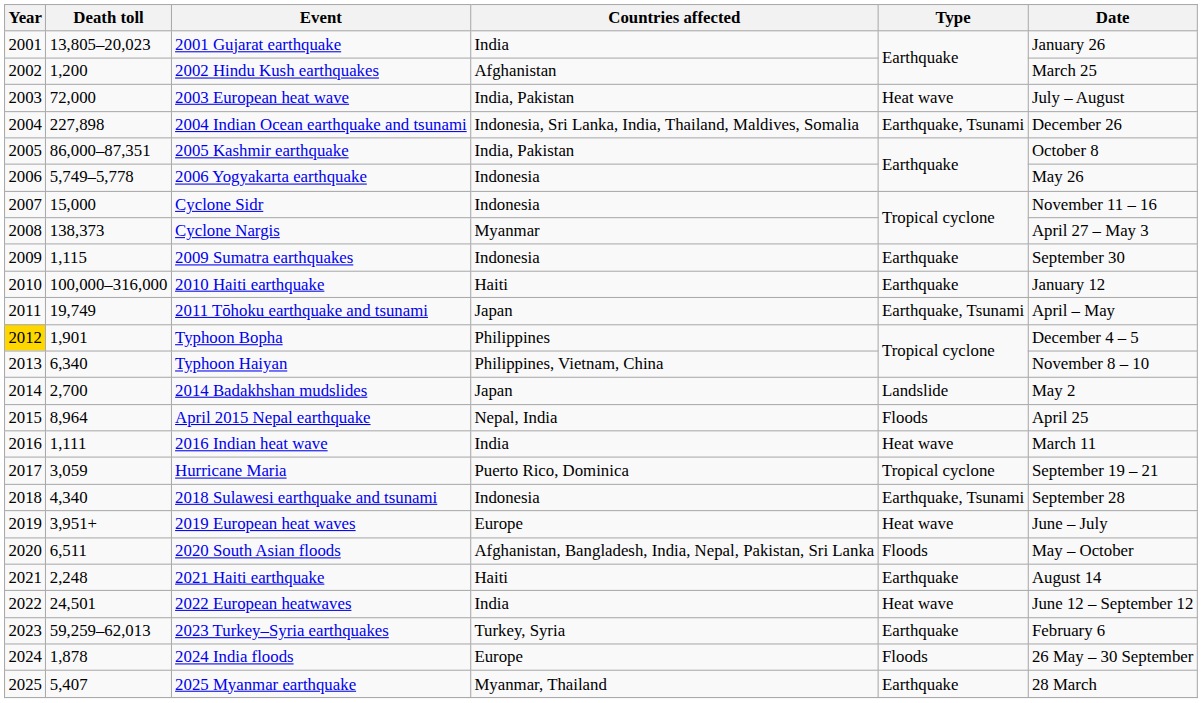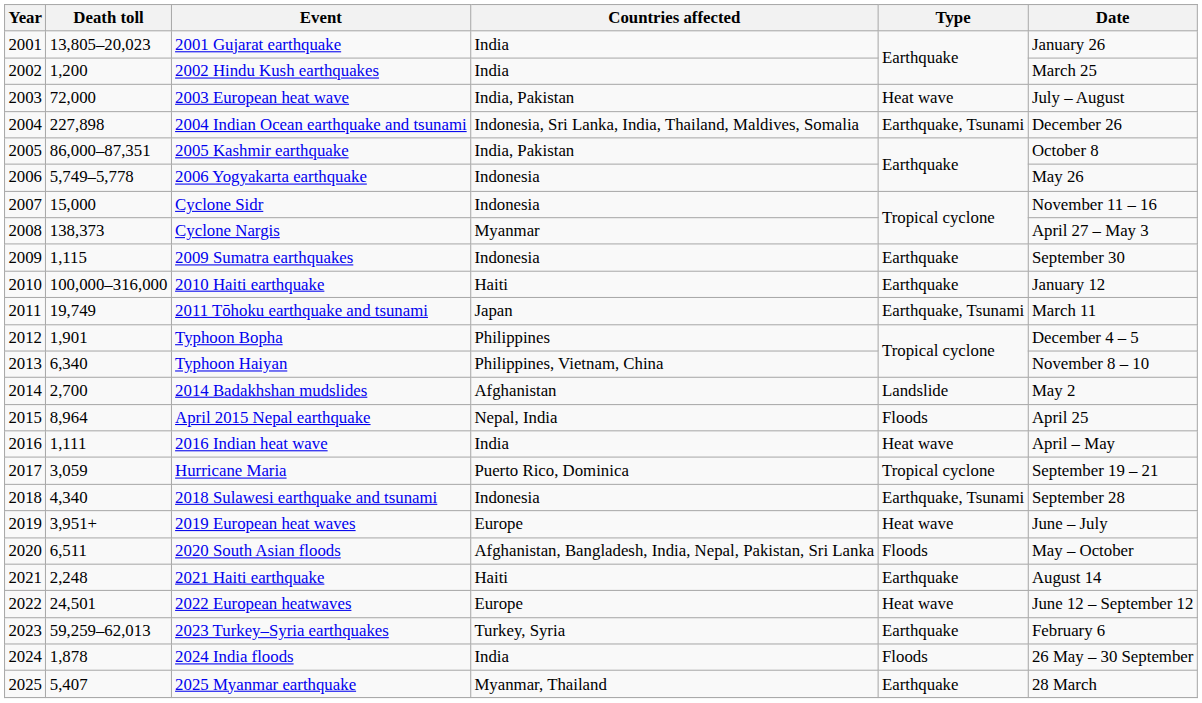(515, 71) Afghanistan -> (492, 71) India
(1073, 310) April – May -> (1064, 310) March 11
(25, 337) gold background -> (25, 337) no background
(494, 390) Japan -> (515, 390) Afghanistan
(1064, 444) March 11 -> (1073, 444) April – May
(492, 603) India -> (499, 603) Europe
(499, 657) Europe -> (492, 657) India
